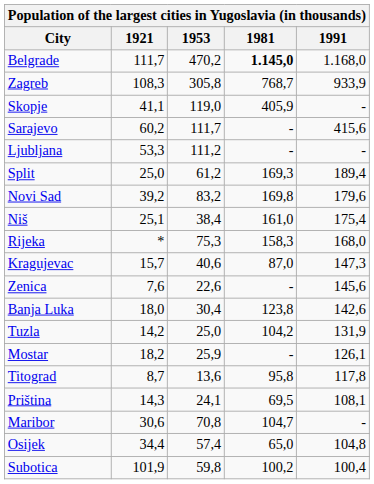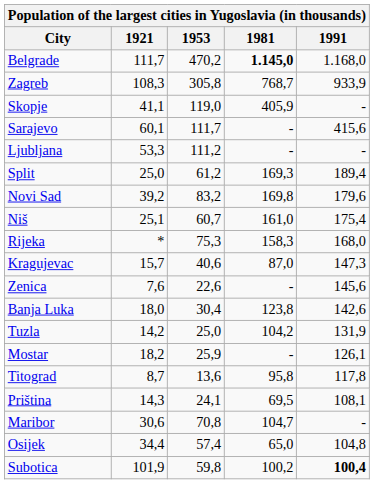(152, 128) 60,2 -> (152, 128) 60,1
(209, 219) 38,4 -> (209, 219) 60,7
(350, 467) normal -> (350, 467) bold
